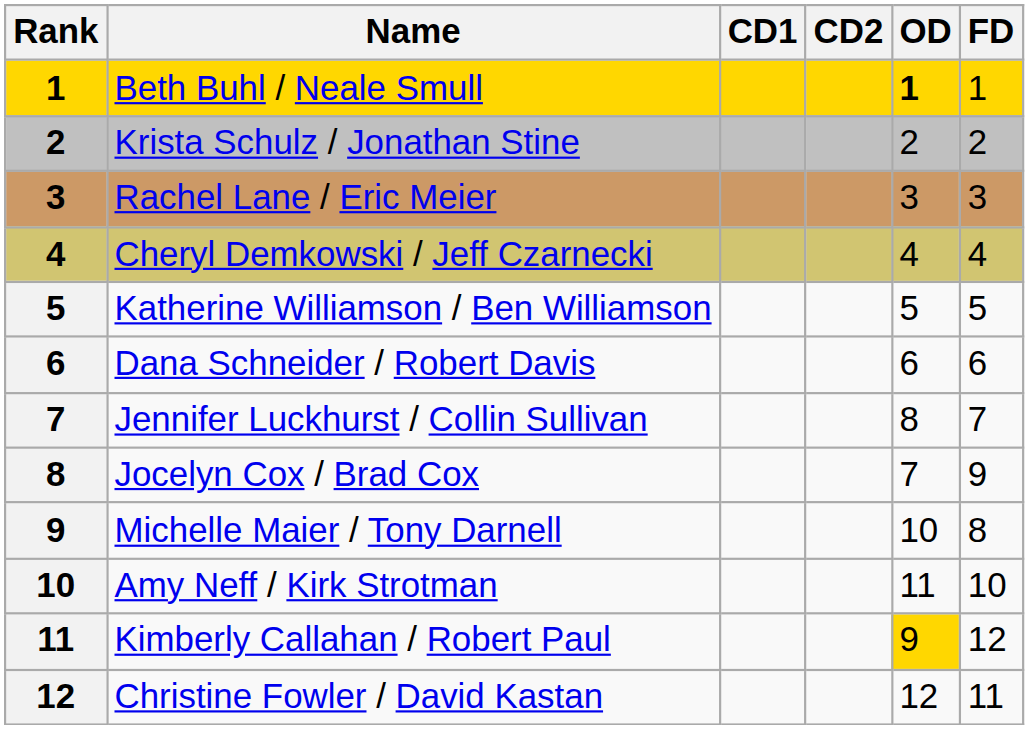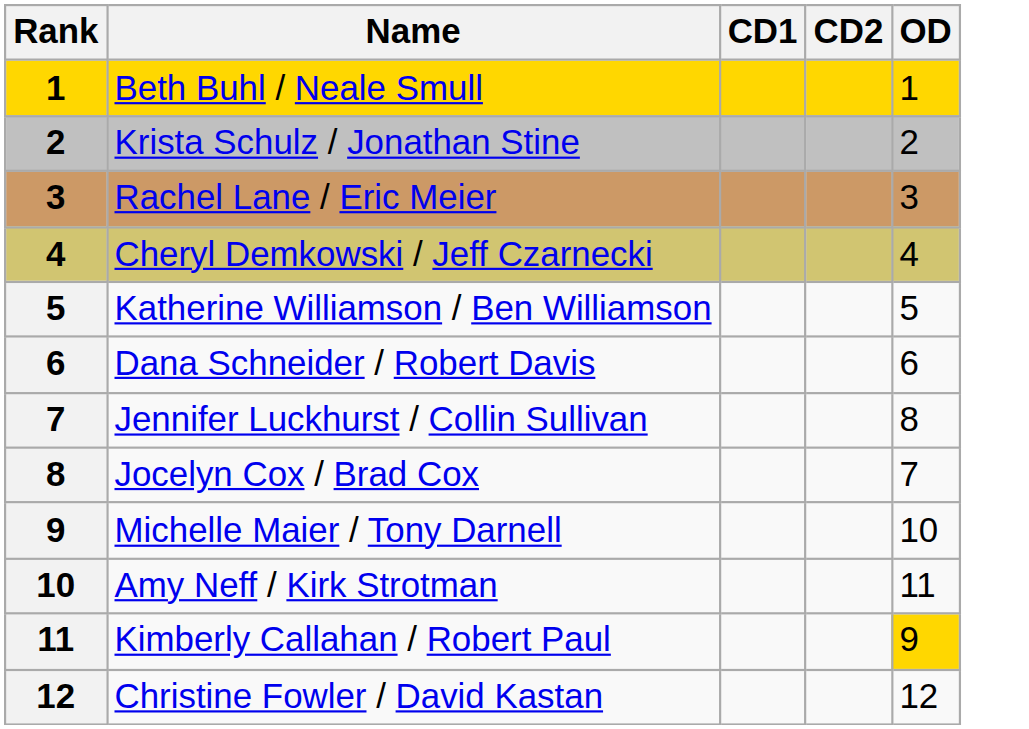- column: (991, 32)
(909, 87) bold -> (909, 87) normal
